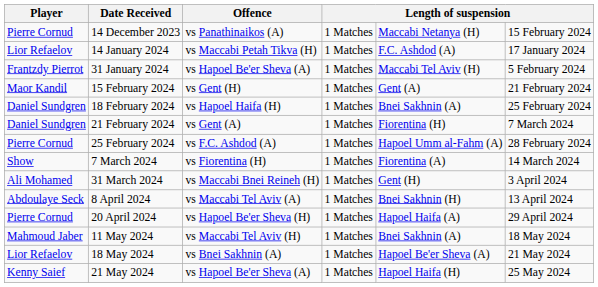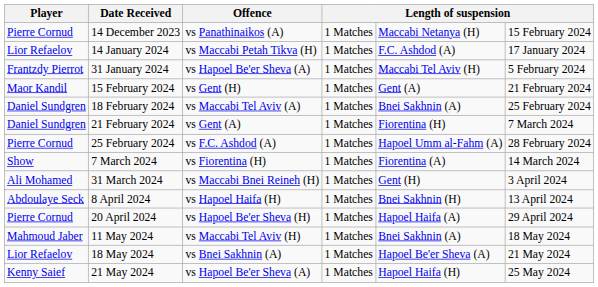(233, 106) vs Hapoel Haifa (H) -> (243, 106) vs Maccabi Tel Aviv (A)
(243, 198) vs Maccabi Tel Aviv (A) -> (233, 198) vs Hapoel Haifa (H)
